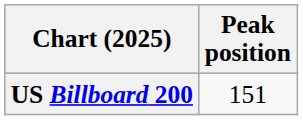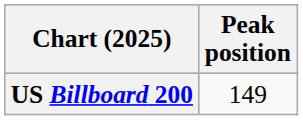(248, 93) 151 -> (248, 93) 149
